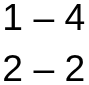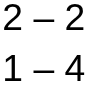rows swapped: (44, 17) <-> (44, 68)
